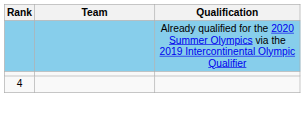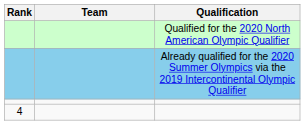+ row: (19, 34)
